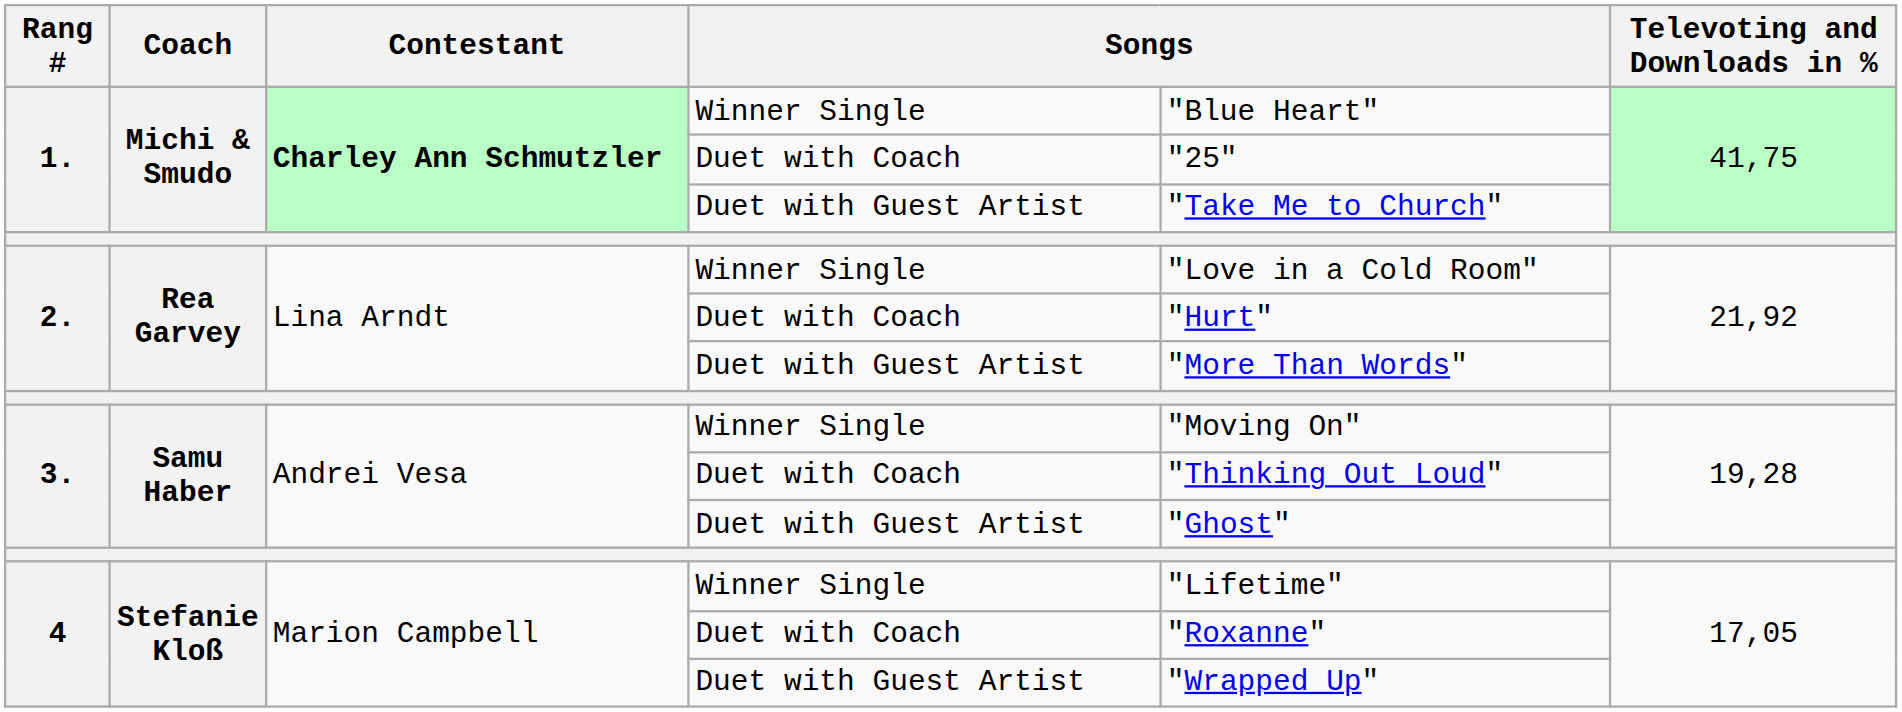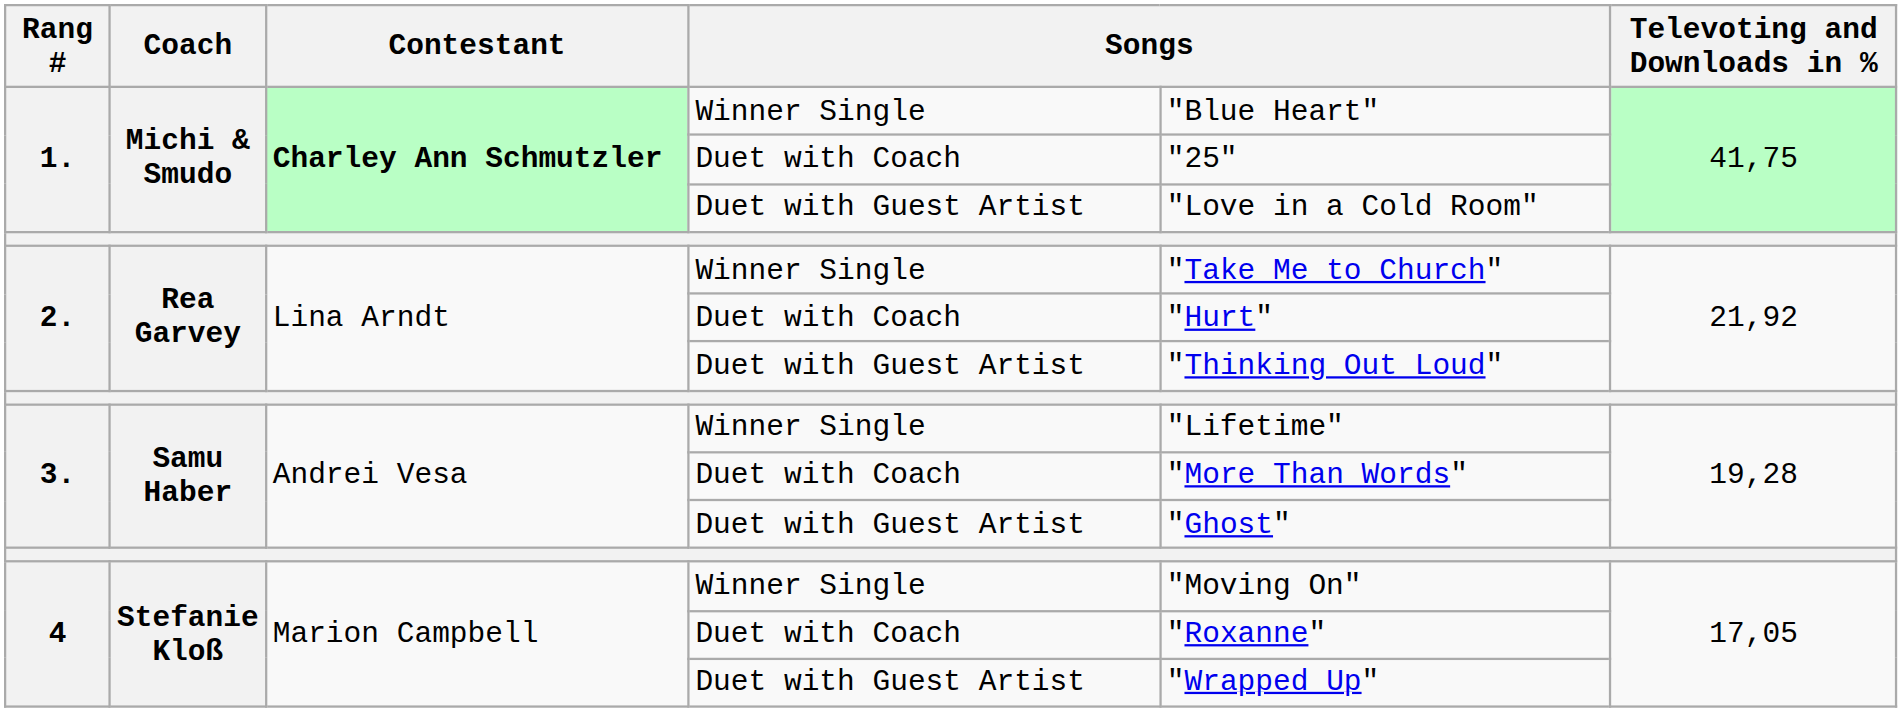(1335, 208) "Take Me to Church" -> (1353, 208) "Love in a Cold Room"
(1353, 270) "Love in a Cold Room" -> (1335, 270) "Take Me to Church"
(1317, 366) "More Than Words" -> (1335, 366) "Thinking Out Loud"
(1264, 428) "Moving On" -> (1255, 428) "Lifetime"
(1335, 476) "Thinking Out Loud" -> (1317, 476) "More Than Words"
(1255, 586) "Lifetime" -> (1264, 586) "Moving On"
